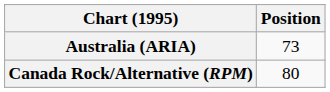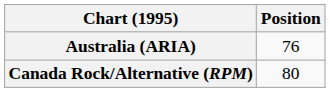(291, 45) 73 -> (291, 45) 76
